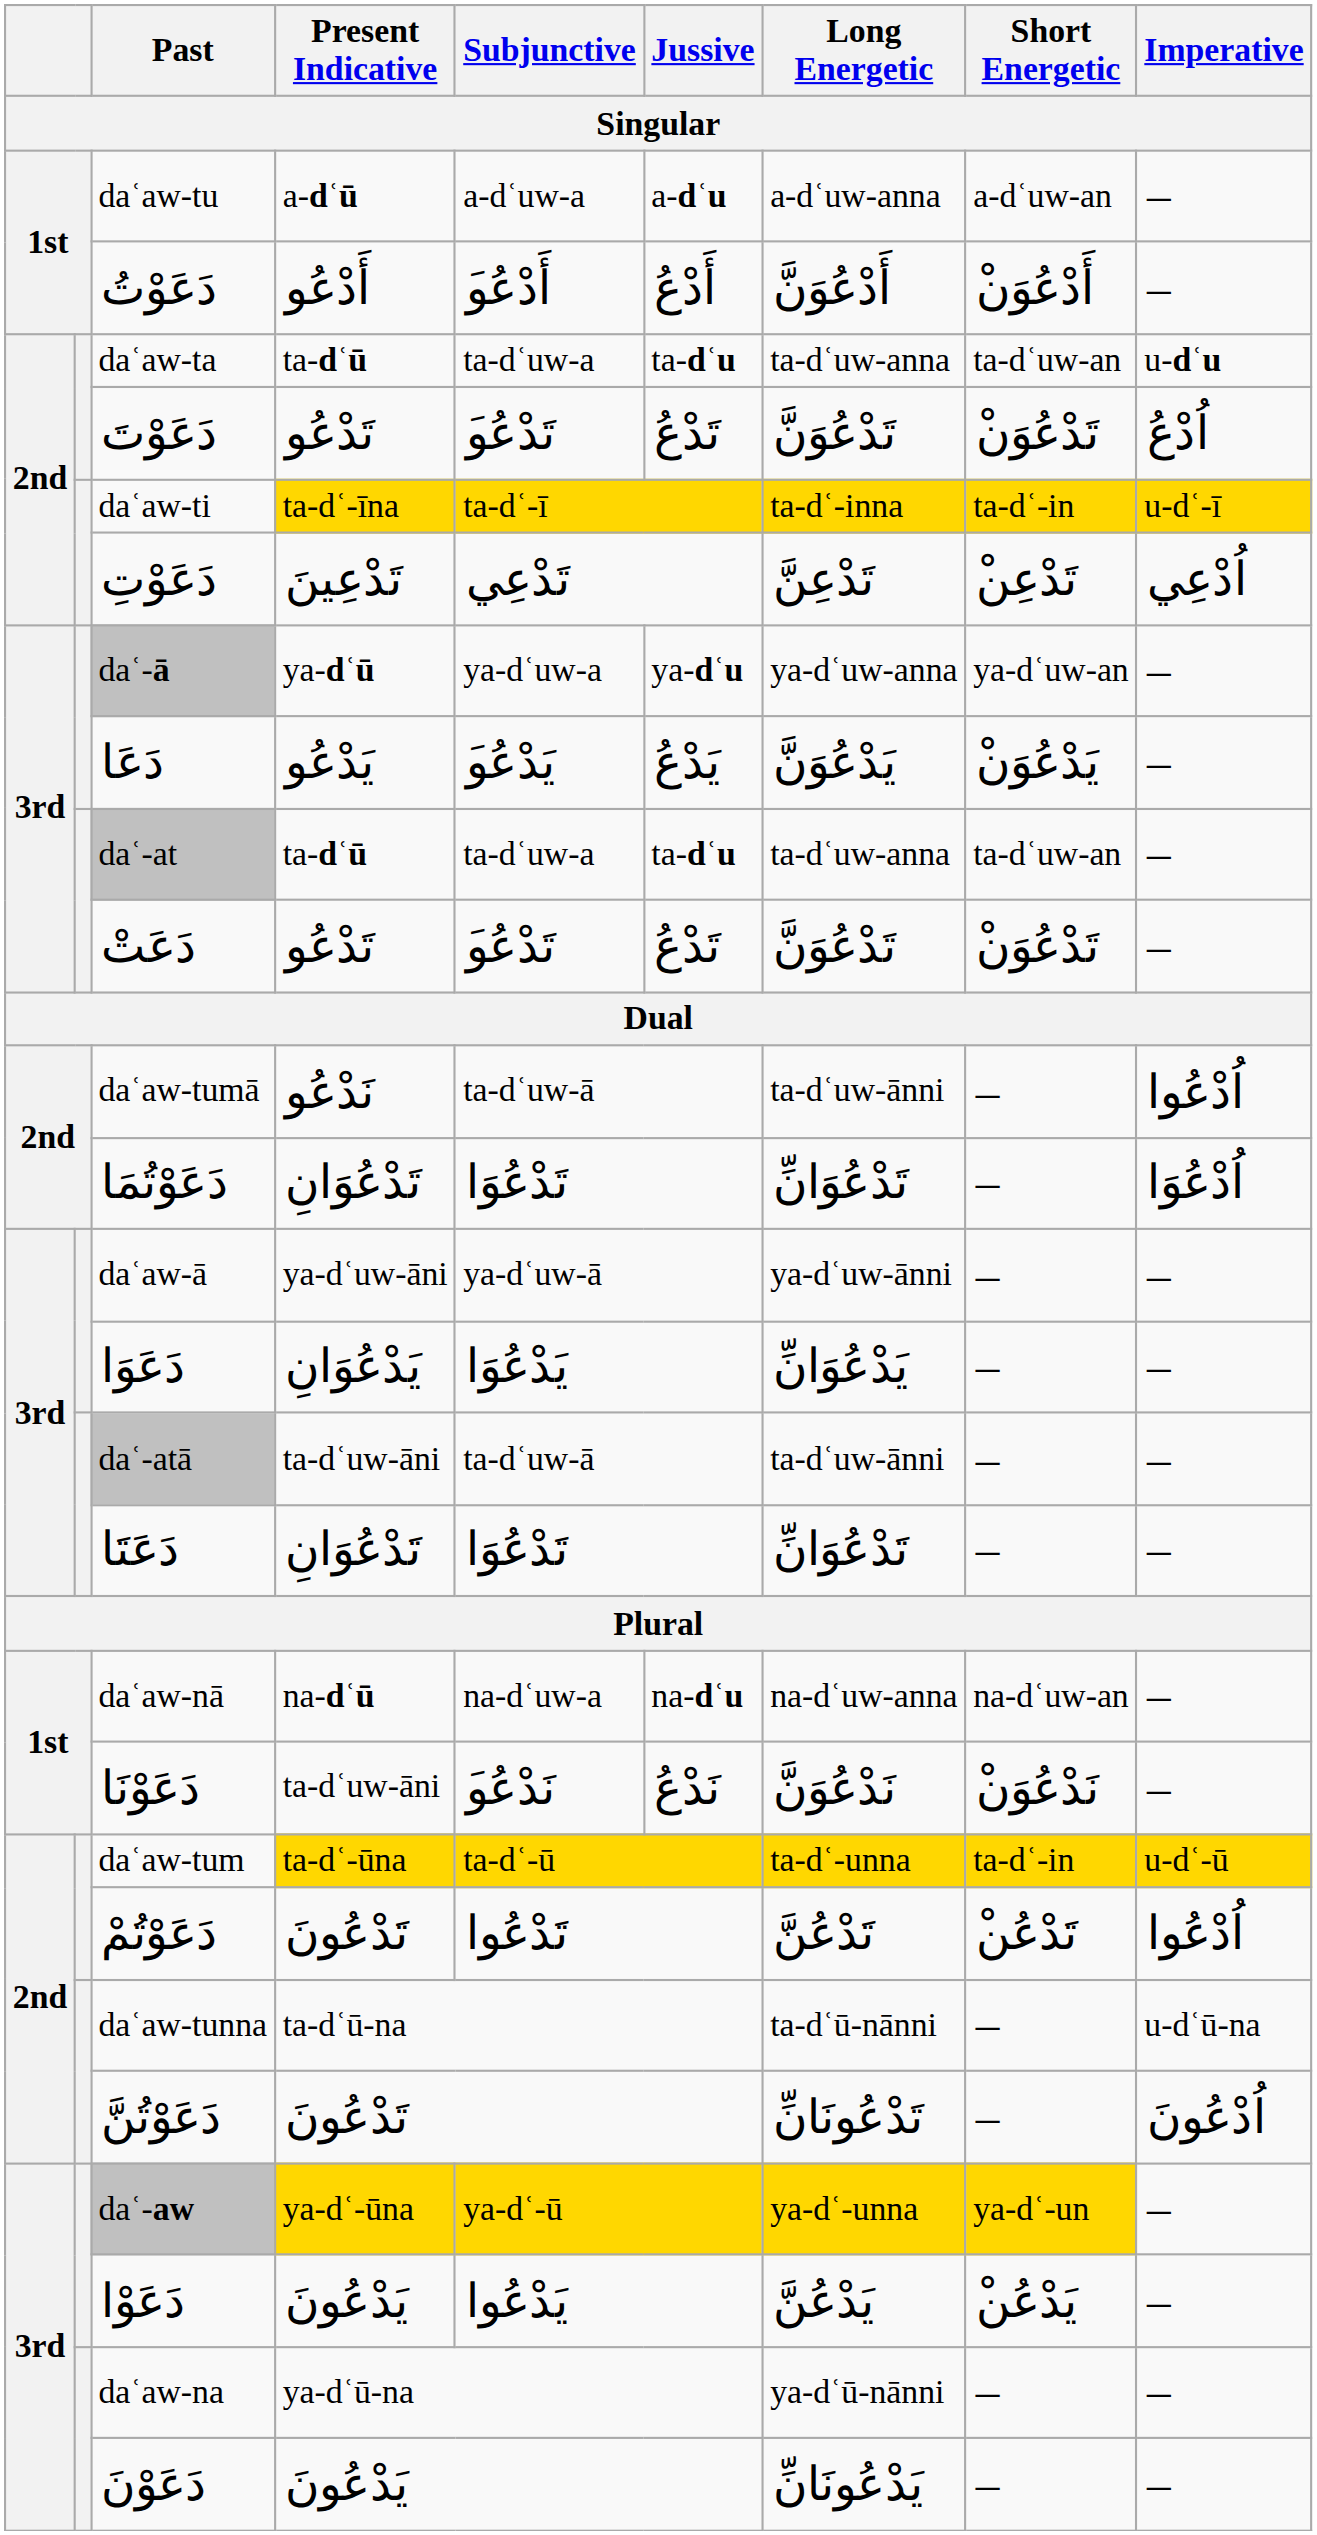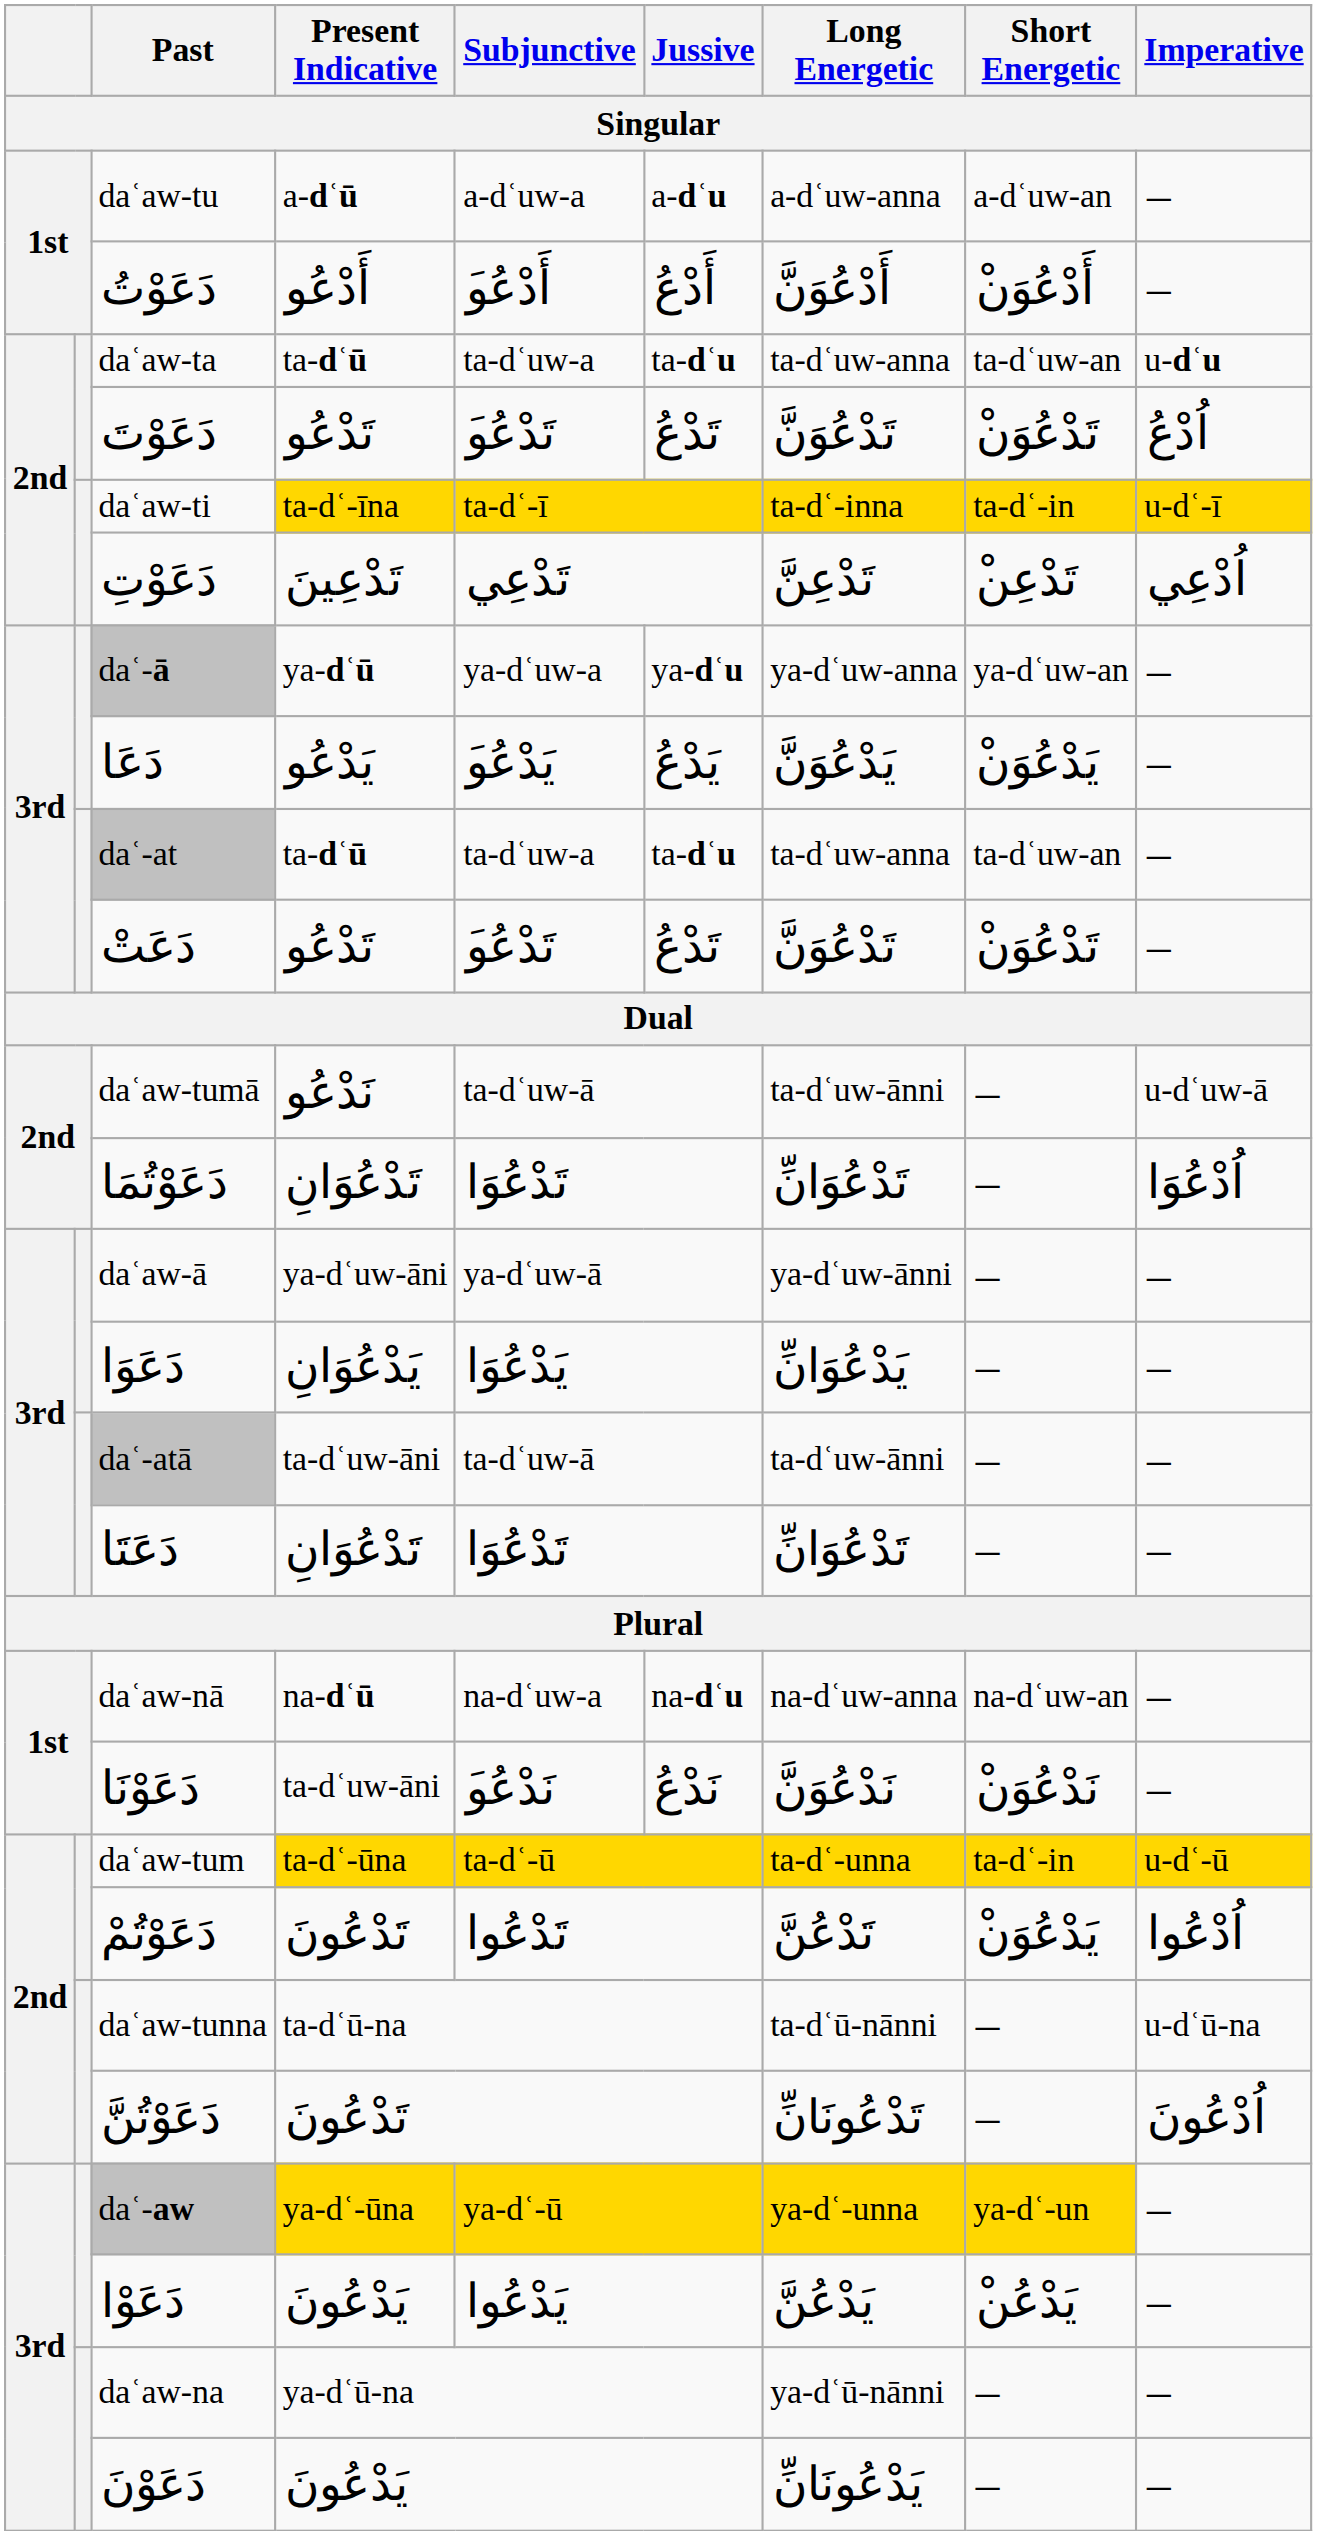(1196, 1091) اُدْعُوا -> (1206, 1090) u-dʿuw-ā
(1026, 1933) ْتَدْعُن -> (1037, 1933) ْيَدْعُوَن
